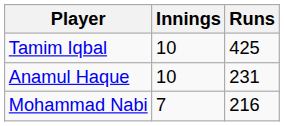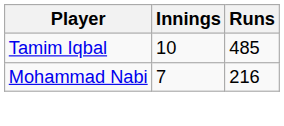(245, 47) 425 -> (245, 47) 485
- row: (69, 76)
